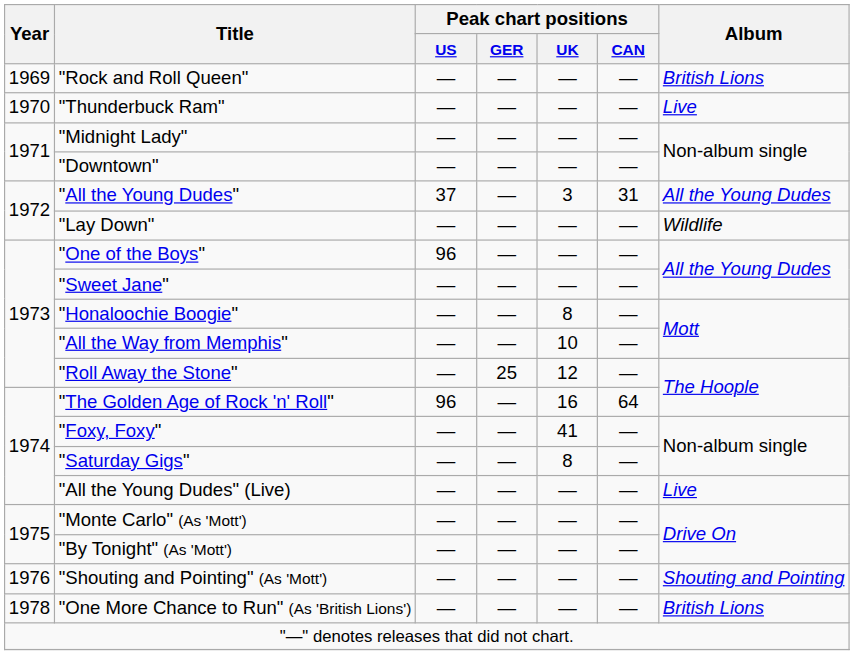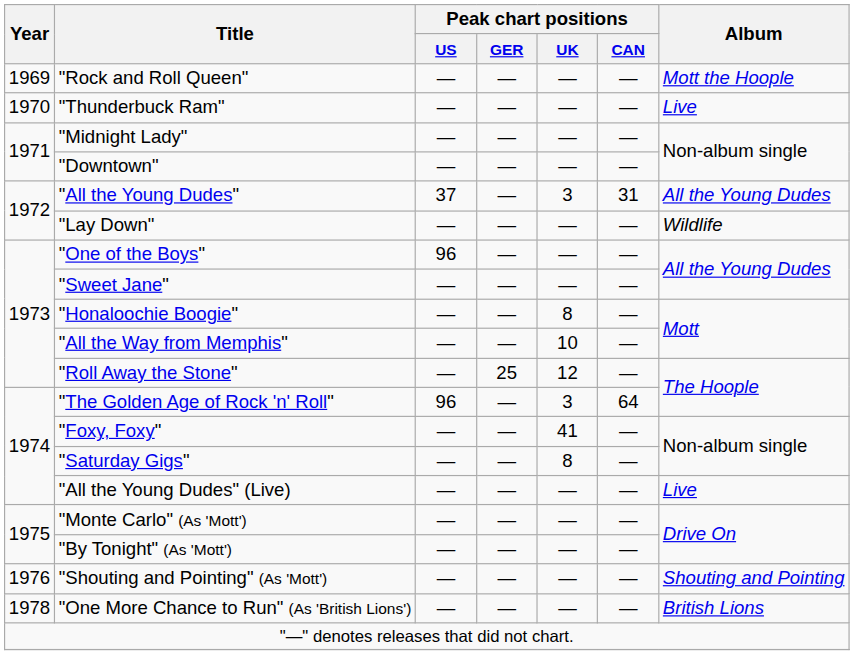(713, 78) British Lions -> (728, 78) Mott the Hoople
(567, 401) 16 -> (567, 401) 3
